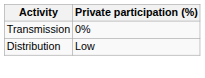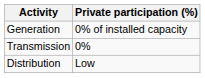+ row: (33, 30)
